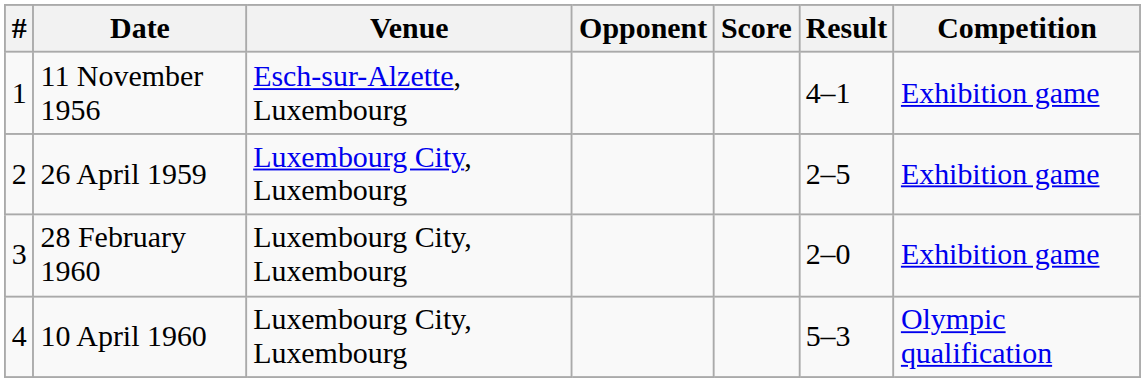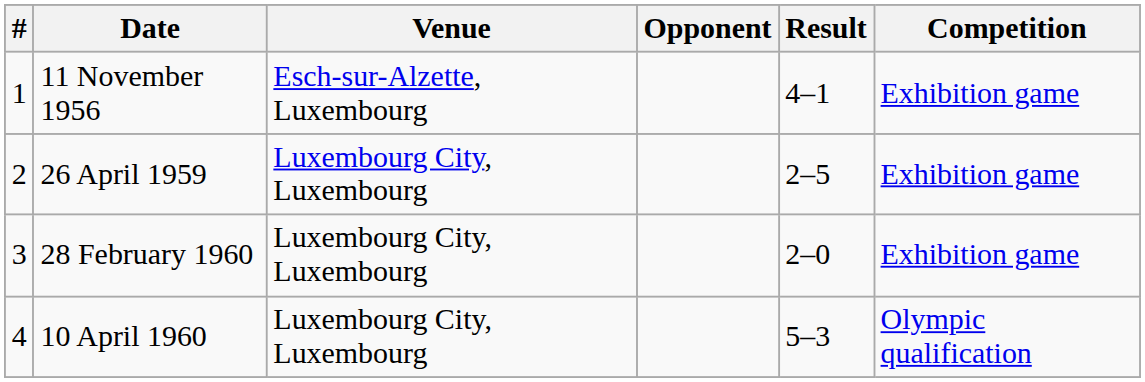- column: (756, 28)
